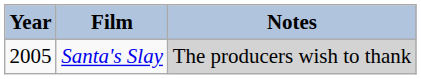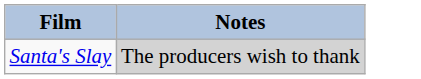- column: (31, 21)
